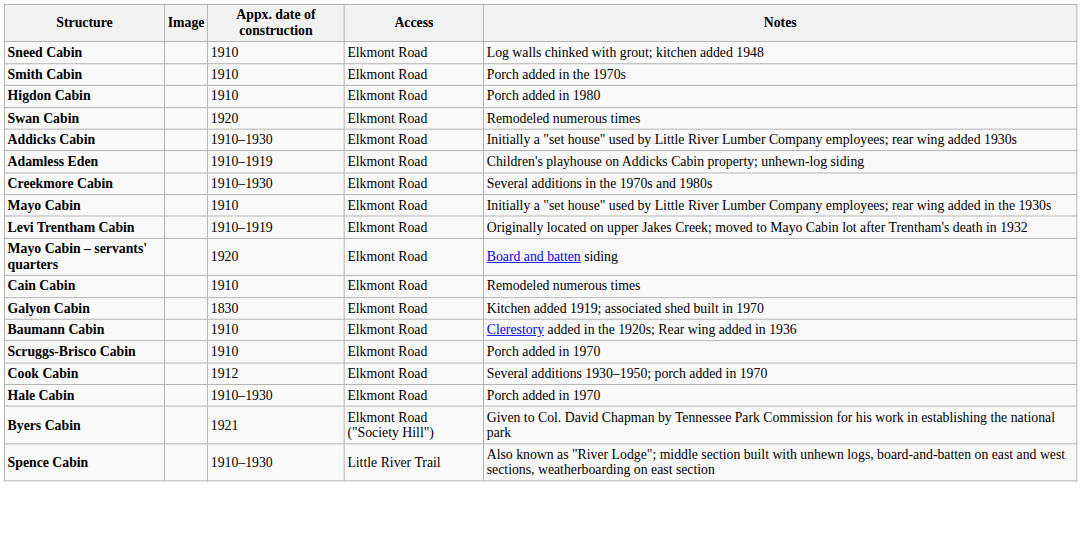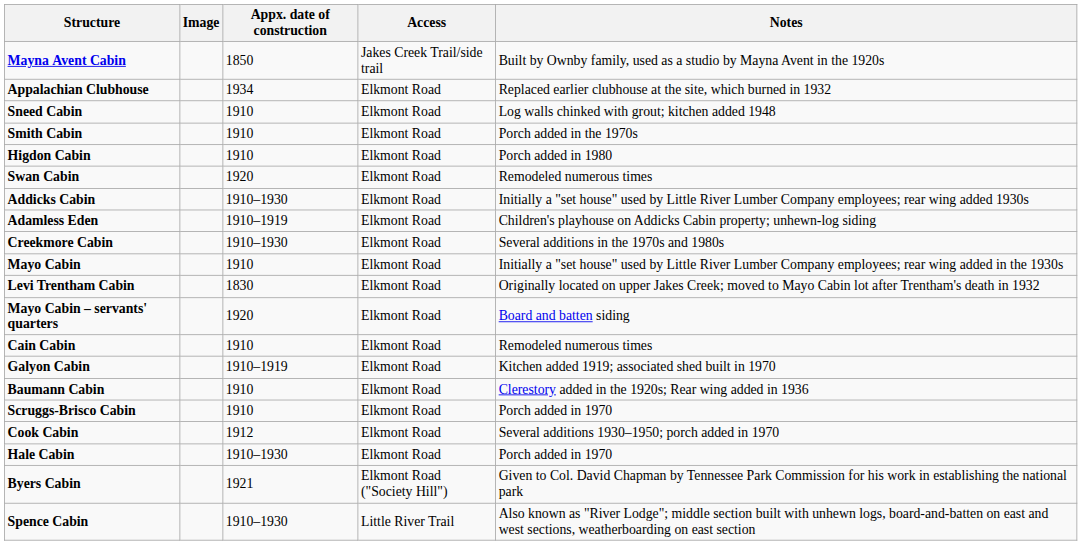+ row: (67, 60)
+ row: (78, 90)
(242, 227) 1910–1919 -> (240, 286) 1830
(225, 308) 1830 -> (257, 367) 1910–1919
